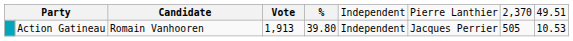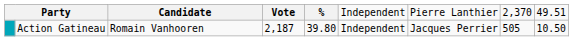(279, 28) 1,913 -> (279, 28) 2,187
(551, 28) 10.53 -> (551, 28) 10.50
